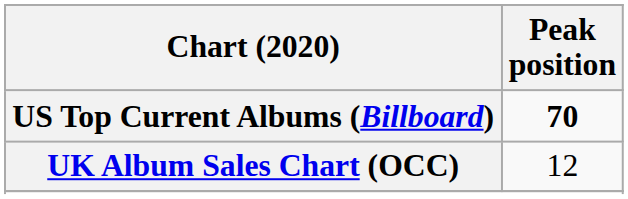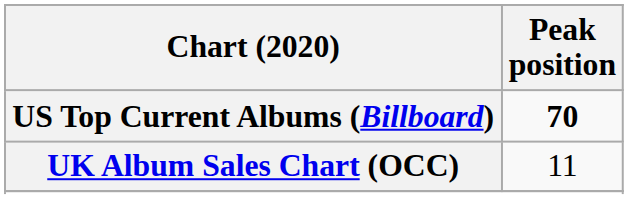(562, 165) 12 -> (562, 165) 11
